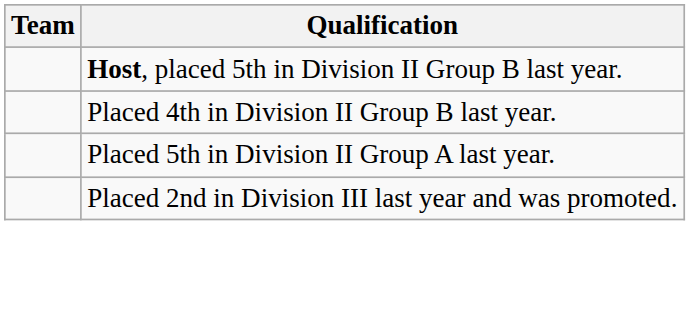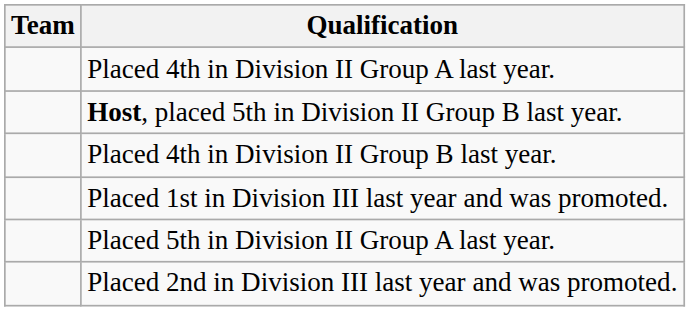+ row: (321, 68)
+ row: (378, 197)
